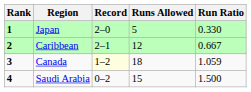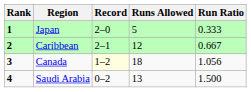(210, 29) 0.330 -> (210, 29) 0.333
(210, 62) 1.059 -> (210, 62) 1.056
(137, 78) 15 -> (137, 78) 13
